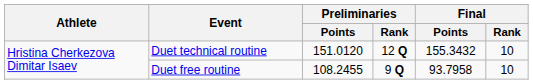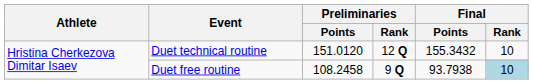(338, 70) 108.2455 -> (338, 70) 108.2458
(451, 70) 93.7958 -> (451, 70) 93.7938
(507, 70) no background -> (507, 70) lightblue background
